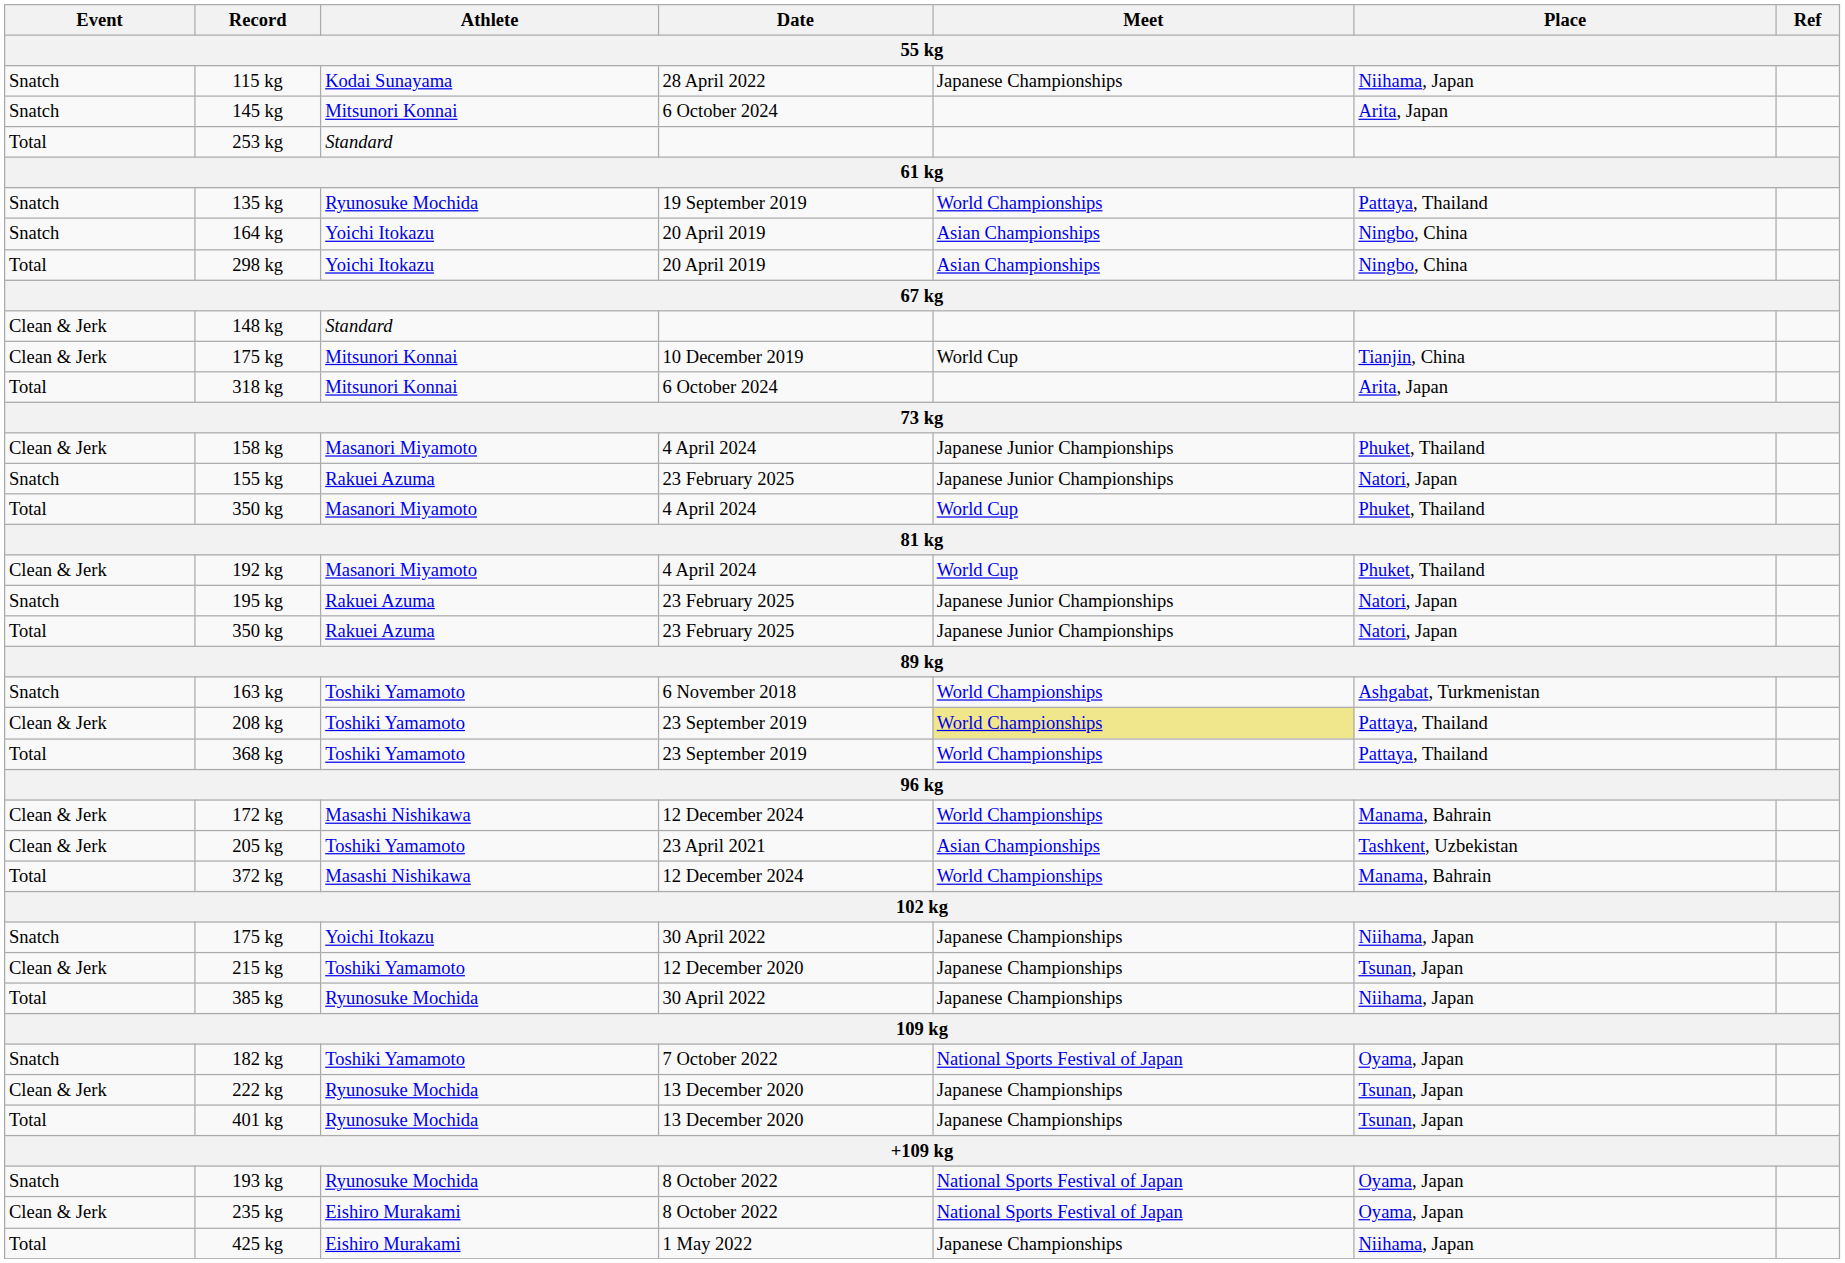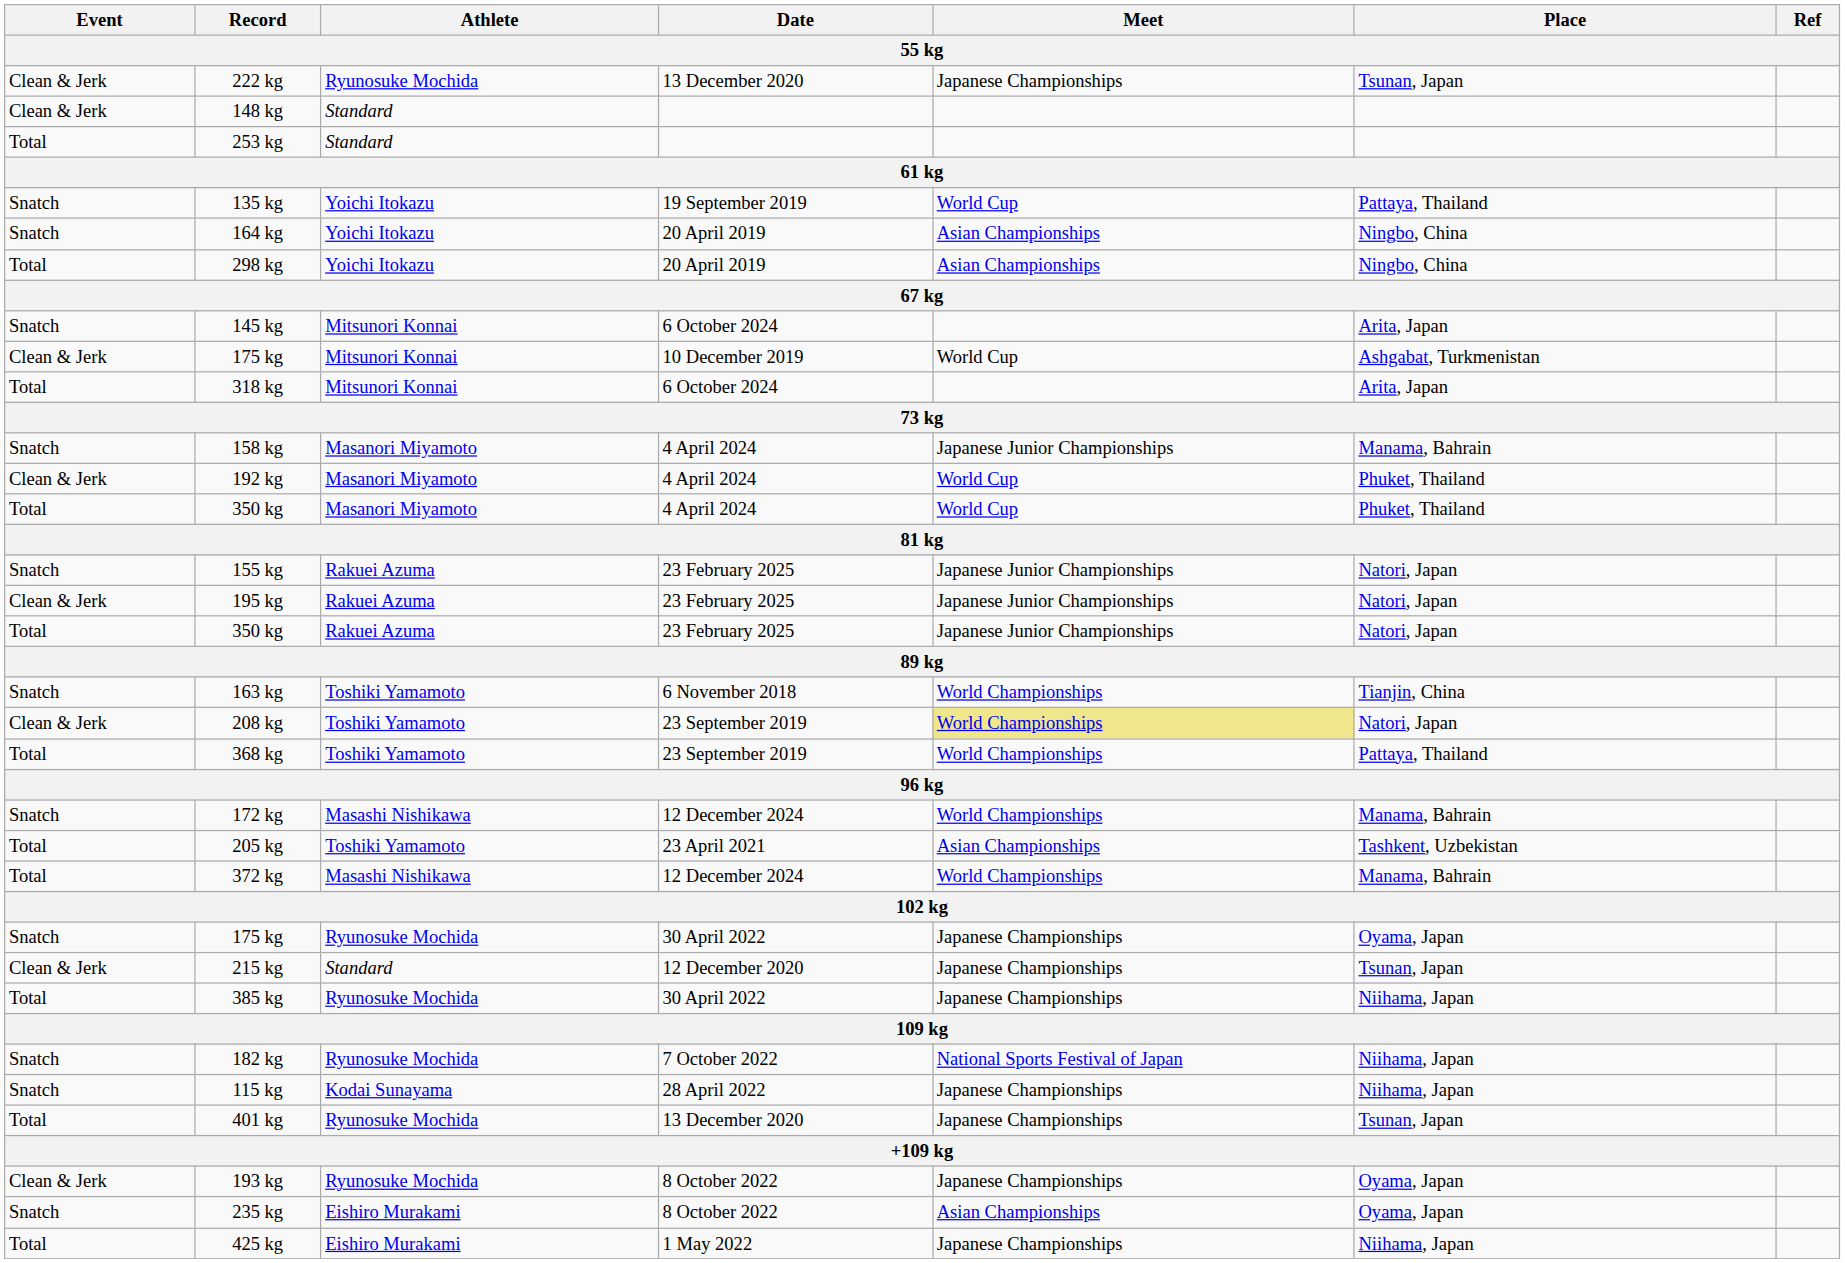rows swapped: (258, 81) <-> (258, 1090)
rows swapped: (258, 325) <-> (258, 111)
(402, 203) Ryunosuke Mochida -> (380, 203) Yoichi Itokazu
(1020, 203) World Championships -> (977, 203) World Cup
(1412, 356) Tianjin, China -> (1449, 356) Ashgabat, Turkmenistan
(58, 448) Clean & Jerk -> (34, 448) Snatch
(1422, 448) Phuket, Thailand -> (1425, 448) Manama, Bahrain
rows swapped: (258, 570) <-> (258, 478)
(34, 600) Snatch -> (58, 600) Clean & Jerk
(1449, 692) Ashgabat, Turkmenistan -> (1412, 692) Tianjin, China
(1423, 723) Pattaya, Thailand -> (1408, 723) Natori, Japan
(58, 814) Clean & Jerk -> (34, 814) Snatch
(58, 845) Clean & Jerk -> (28, 845) Total
(380, 937) Yoichi Itokazu -> (402, 937) Ryunosuke Mochida
(1416, 937) Niihama, Japan -> (1411, 937) Oyama, Japan
(395, 967) Toshiki Yamamoto -> (359, 967) Standard
(395, 1059) Toshiki Yamamoto -> (402, 1059) Ryunosuke Mochida
(1411, 1059) Oyama, Japan -> (1416, 1059) Niihama, Japan
(34, 1181) Snatch -> (58, 1181) Clean & Jerk
(1060, 1181) National Sports Festival of Japan -> (1030, 1181) Japanese Championships
(58, 1212) Clean & Jerk -> (34, 1212) Snatch
(1060, 1212) National Sports Festival of Japan -> (1018, 1212) Asian Championships
